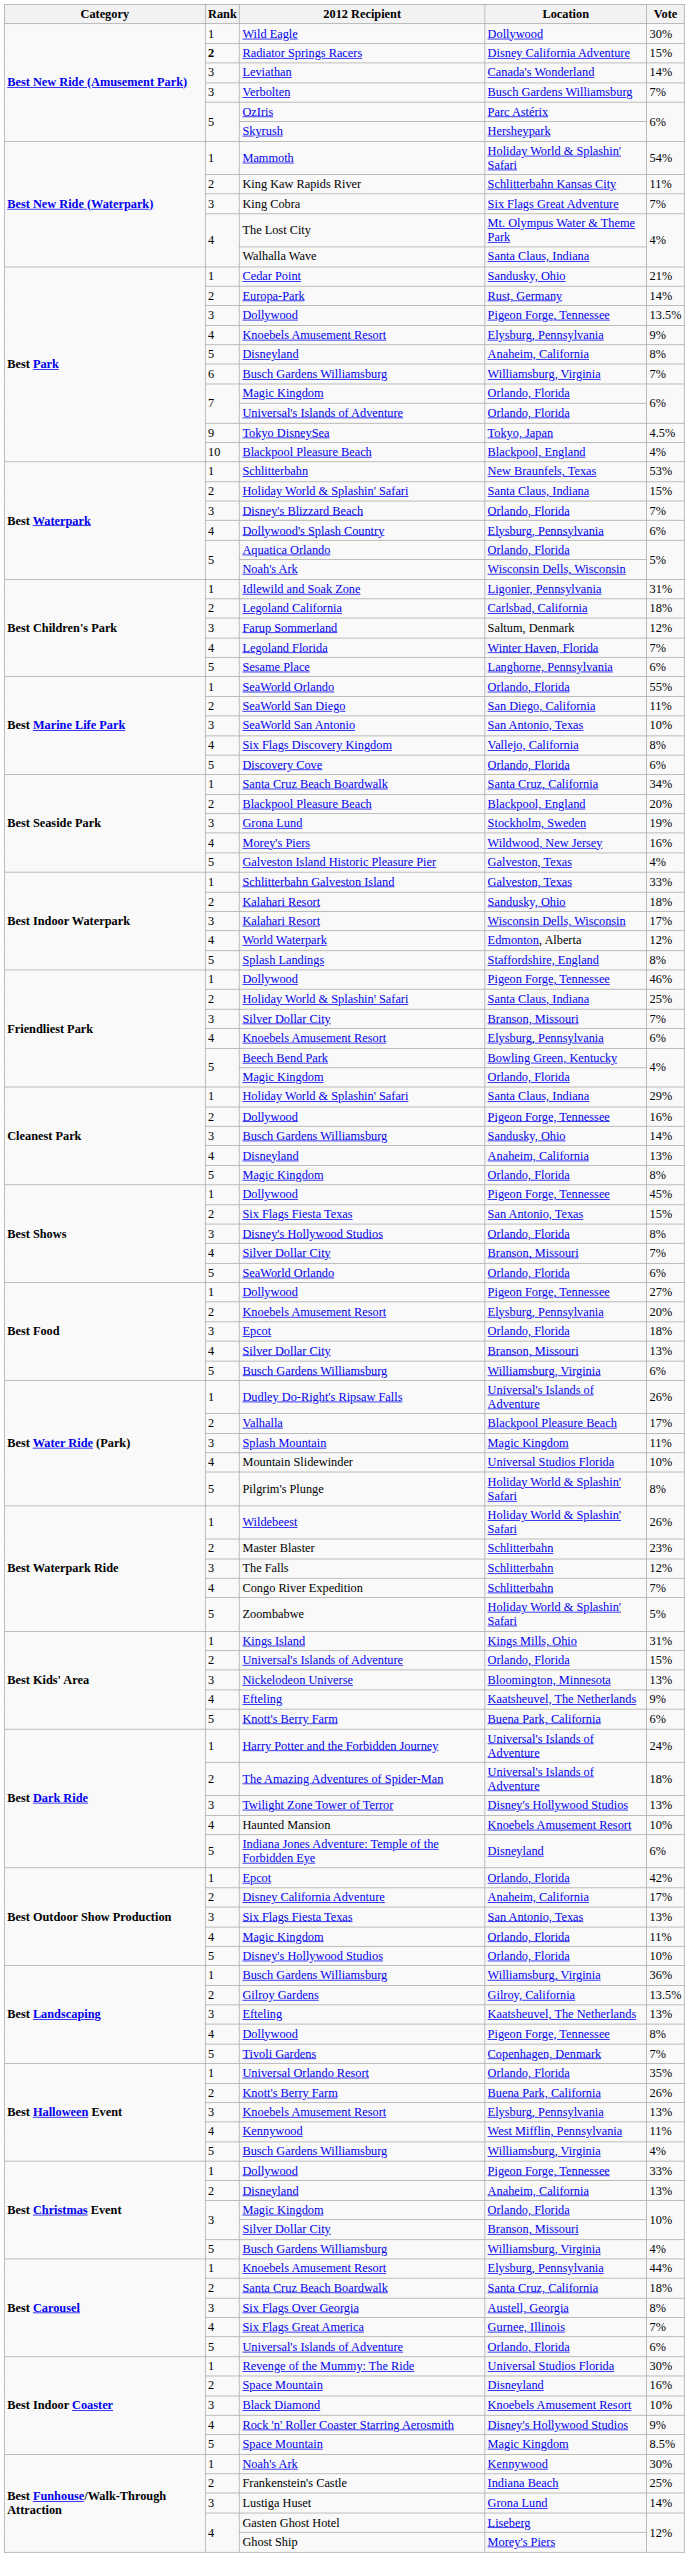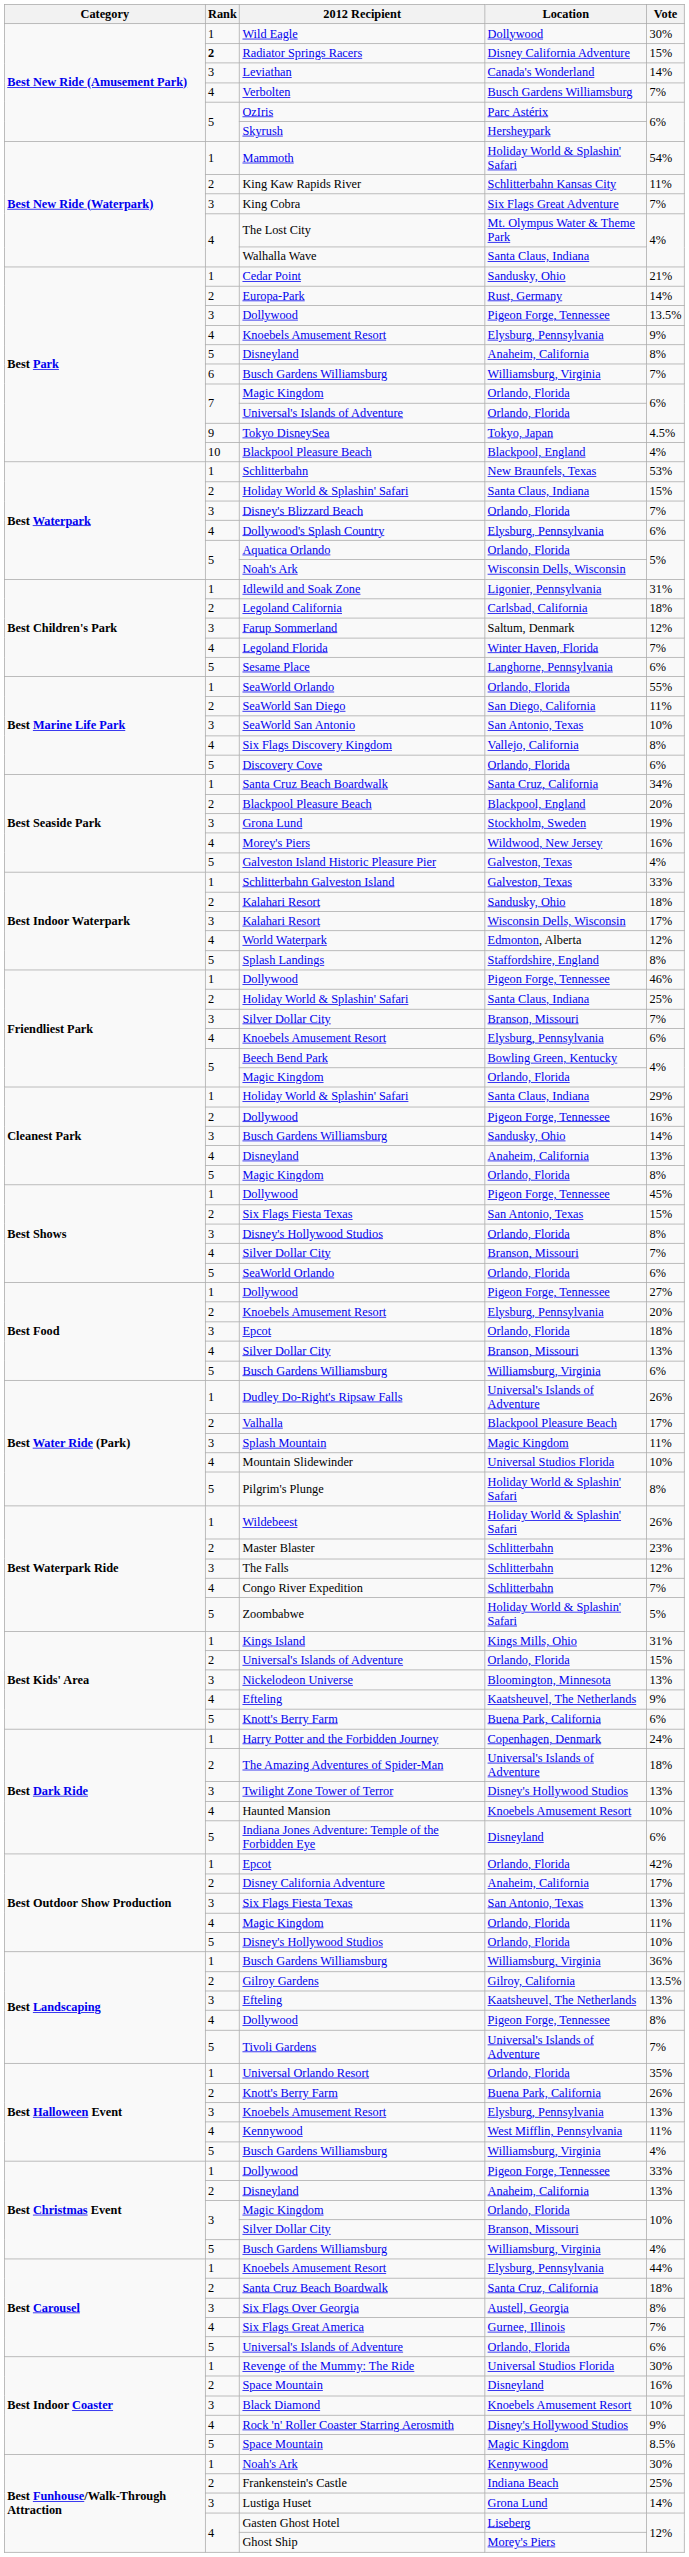(211, 92) 3 -> (211, 92) 4
(541, 1745) Universal's Islands of Adventure -> (544, 1738) Copenhagen, Denmark
(544, 2053) Copenhagen, Denmark -> (541, 2046) Universal's Islands of Adventure
